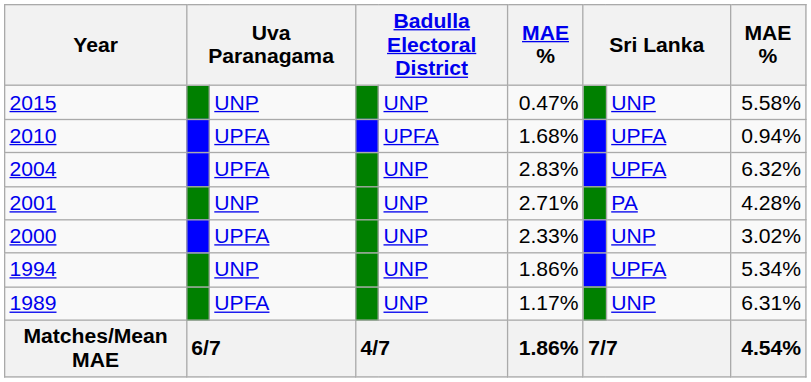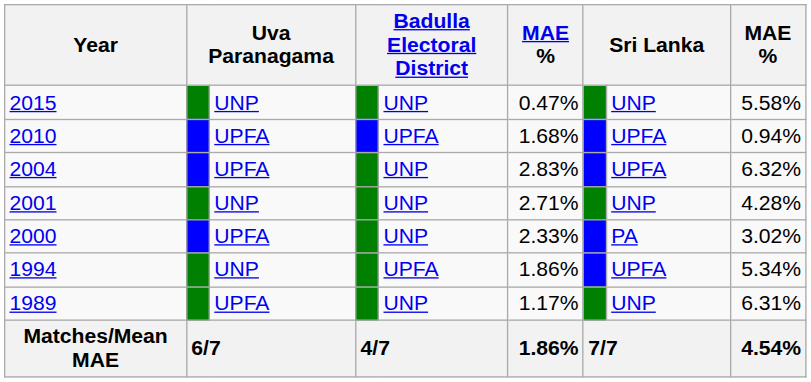(625, 202) PA -> (633, 202) UNP
(633, 236) UNP -> (625, 236) PA
(406, 269) UNP -> (411, 269) UPFA
